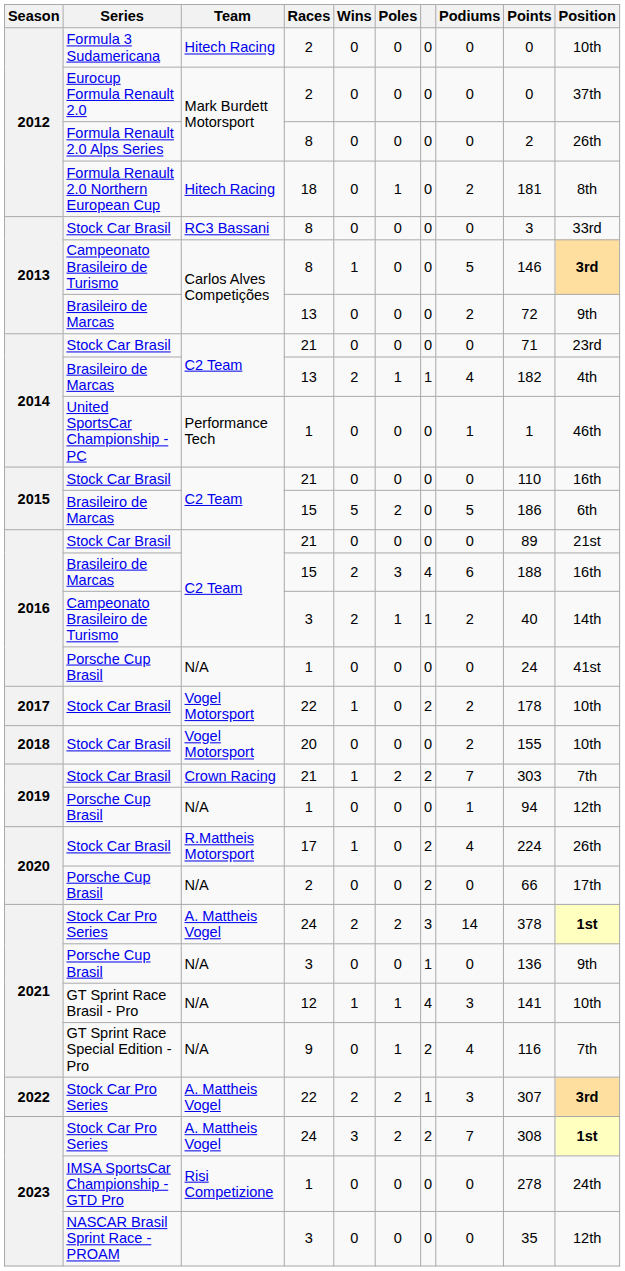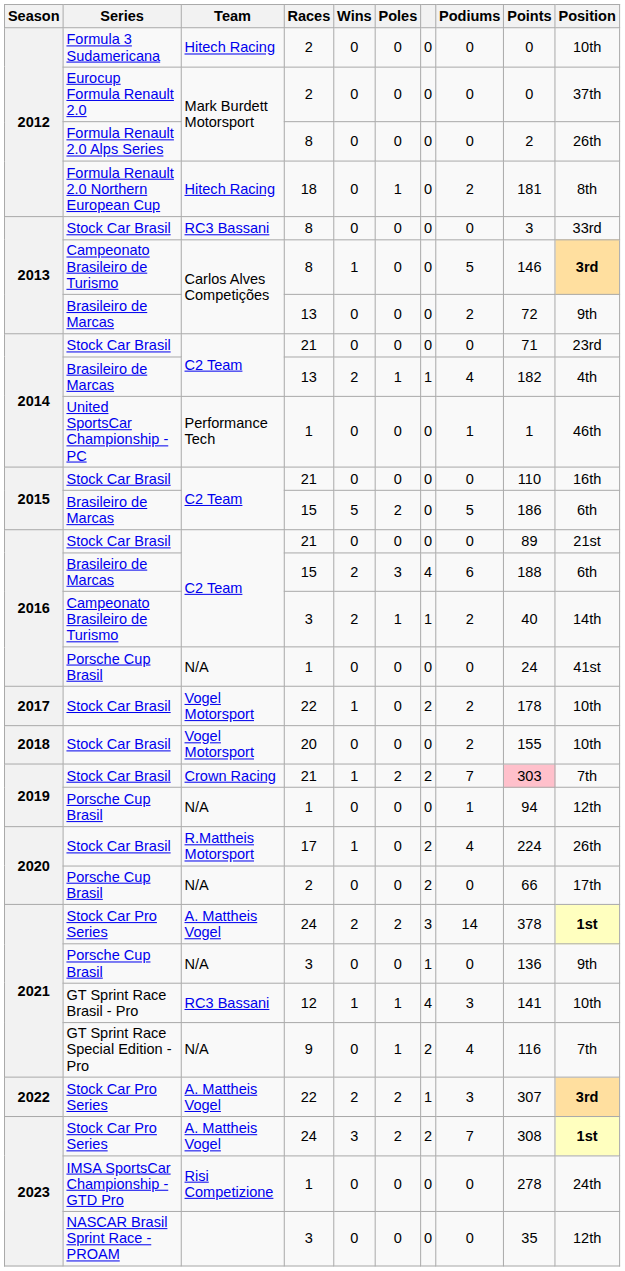(587, 572) 16th -> (587, 572) 6th
(529, 776) no background -> (529, 776) pink background
(197, 1003) N/A -> (227, 1003) RC3 Bassani
